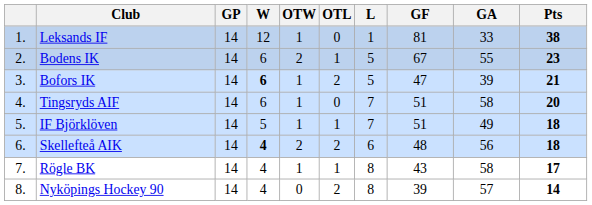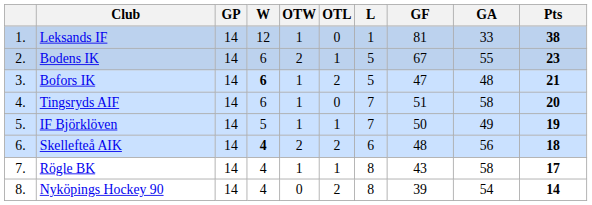(487, 80) 39 -> (487, 80) 48
(420, 124) 51 -> (420, 124) 50
(553, 124) 18 -> (553, 124) 19
(487, 189) 57 -> (487, 189) 54
